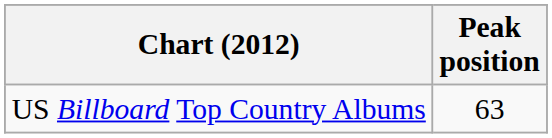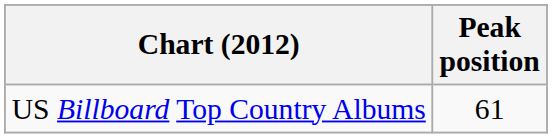(490, 108) 63 -> (490, 108) 61
